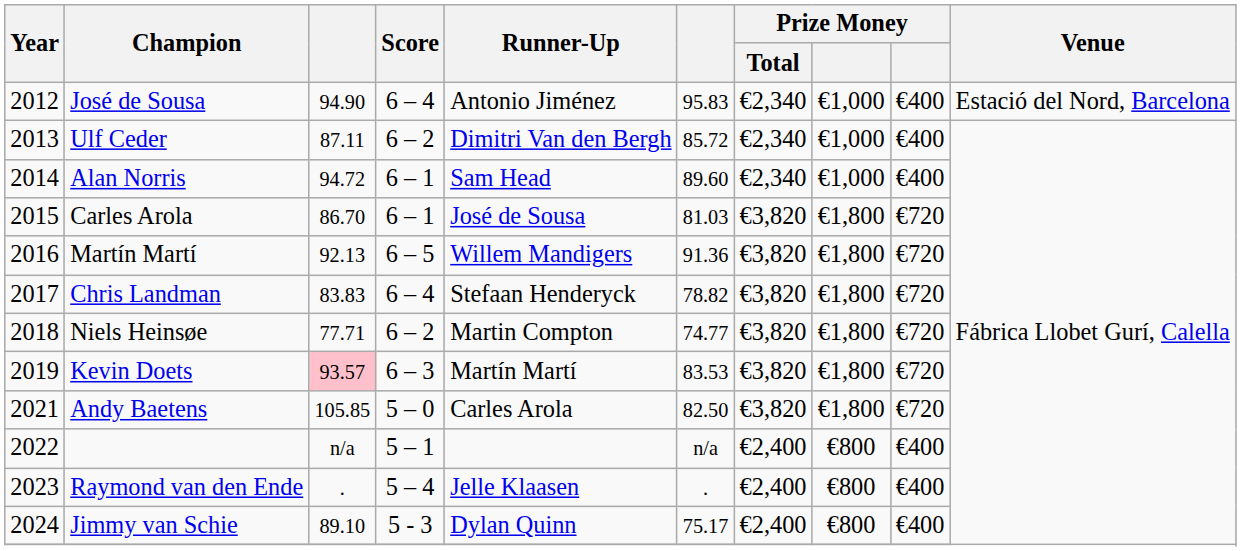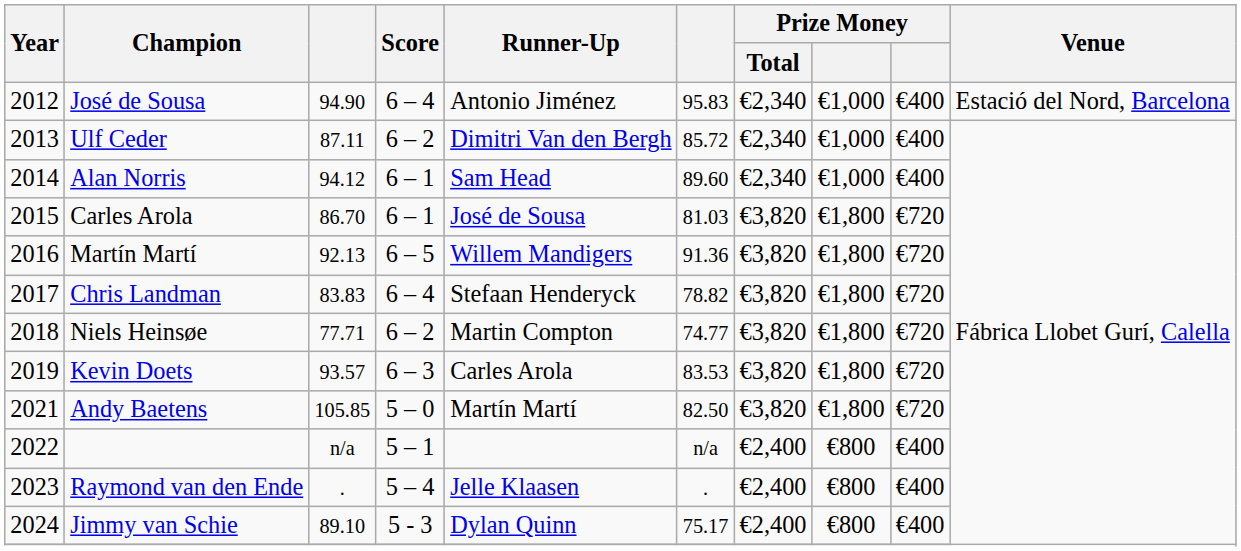(342, 179) 94.72 -> (342, 179) 94.12
(342, 372) pink background -> (342, 372) no background
(513, 370) Martín Martí -> (511, 370) Carles Arola
(511, 409) Carles Arola -> (513, 409) Martín Martí
